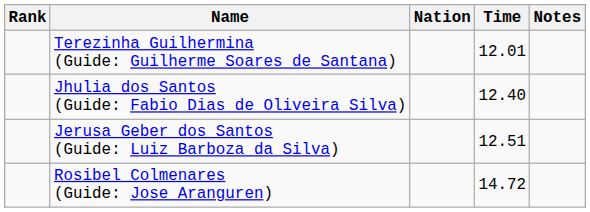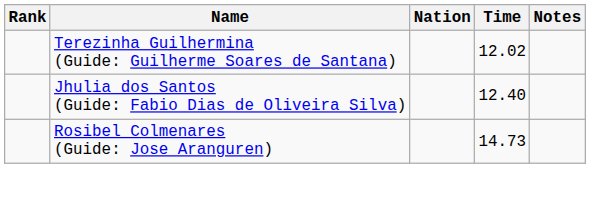(502, 53) 12.01 -> (502, 53) 12.02
- row: (197, 141)
(502, 185) 14.72 -> (502, 141) 14.73
